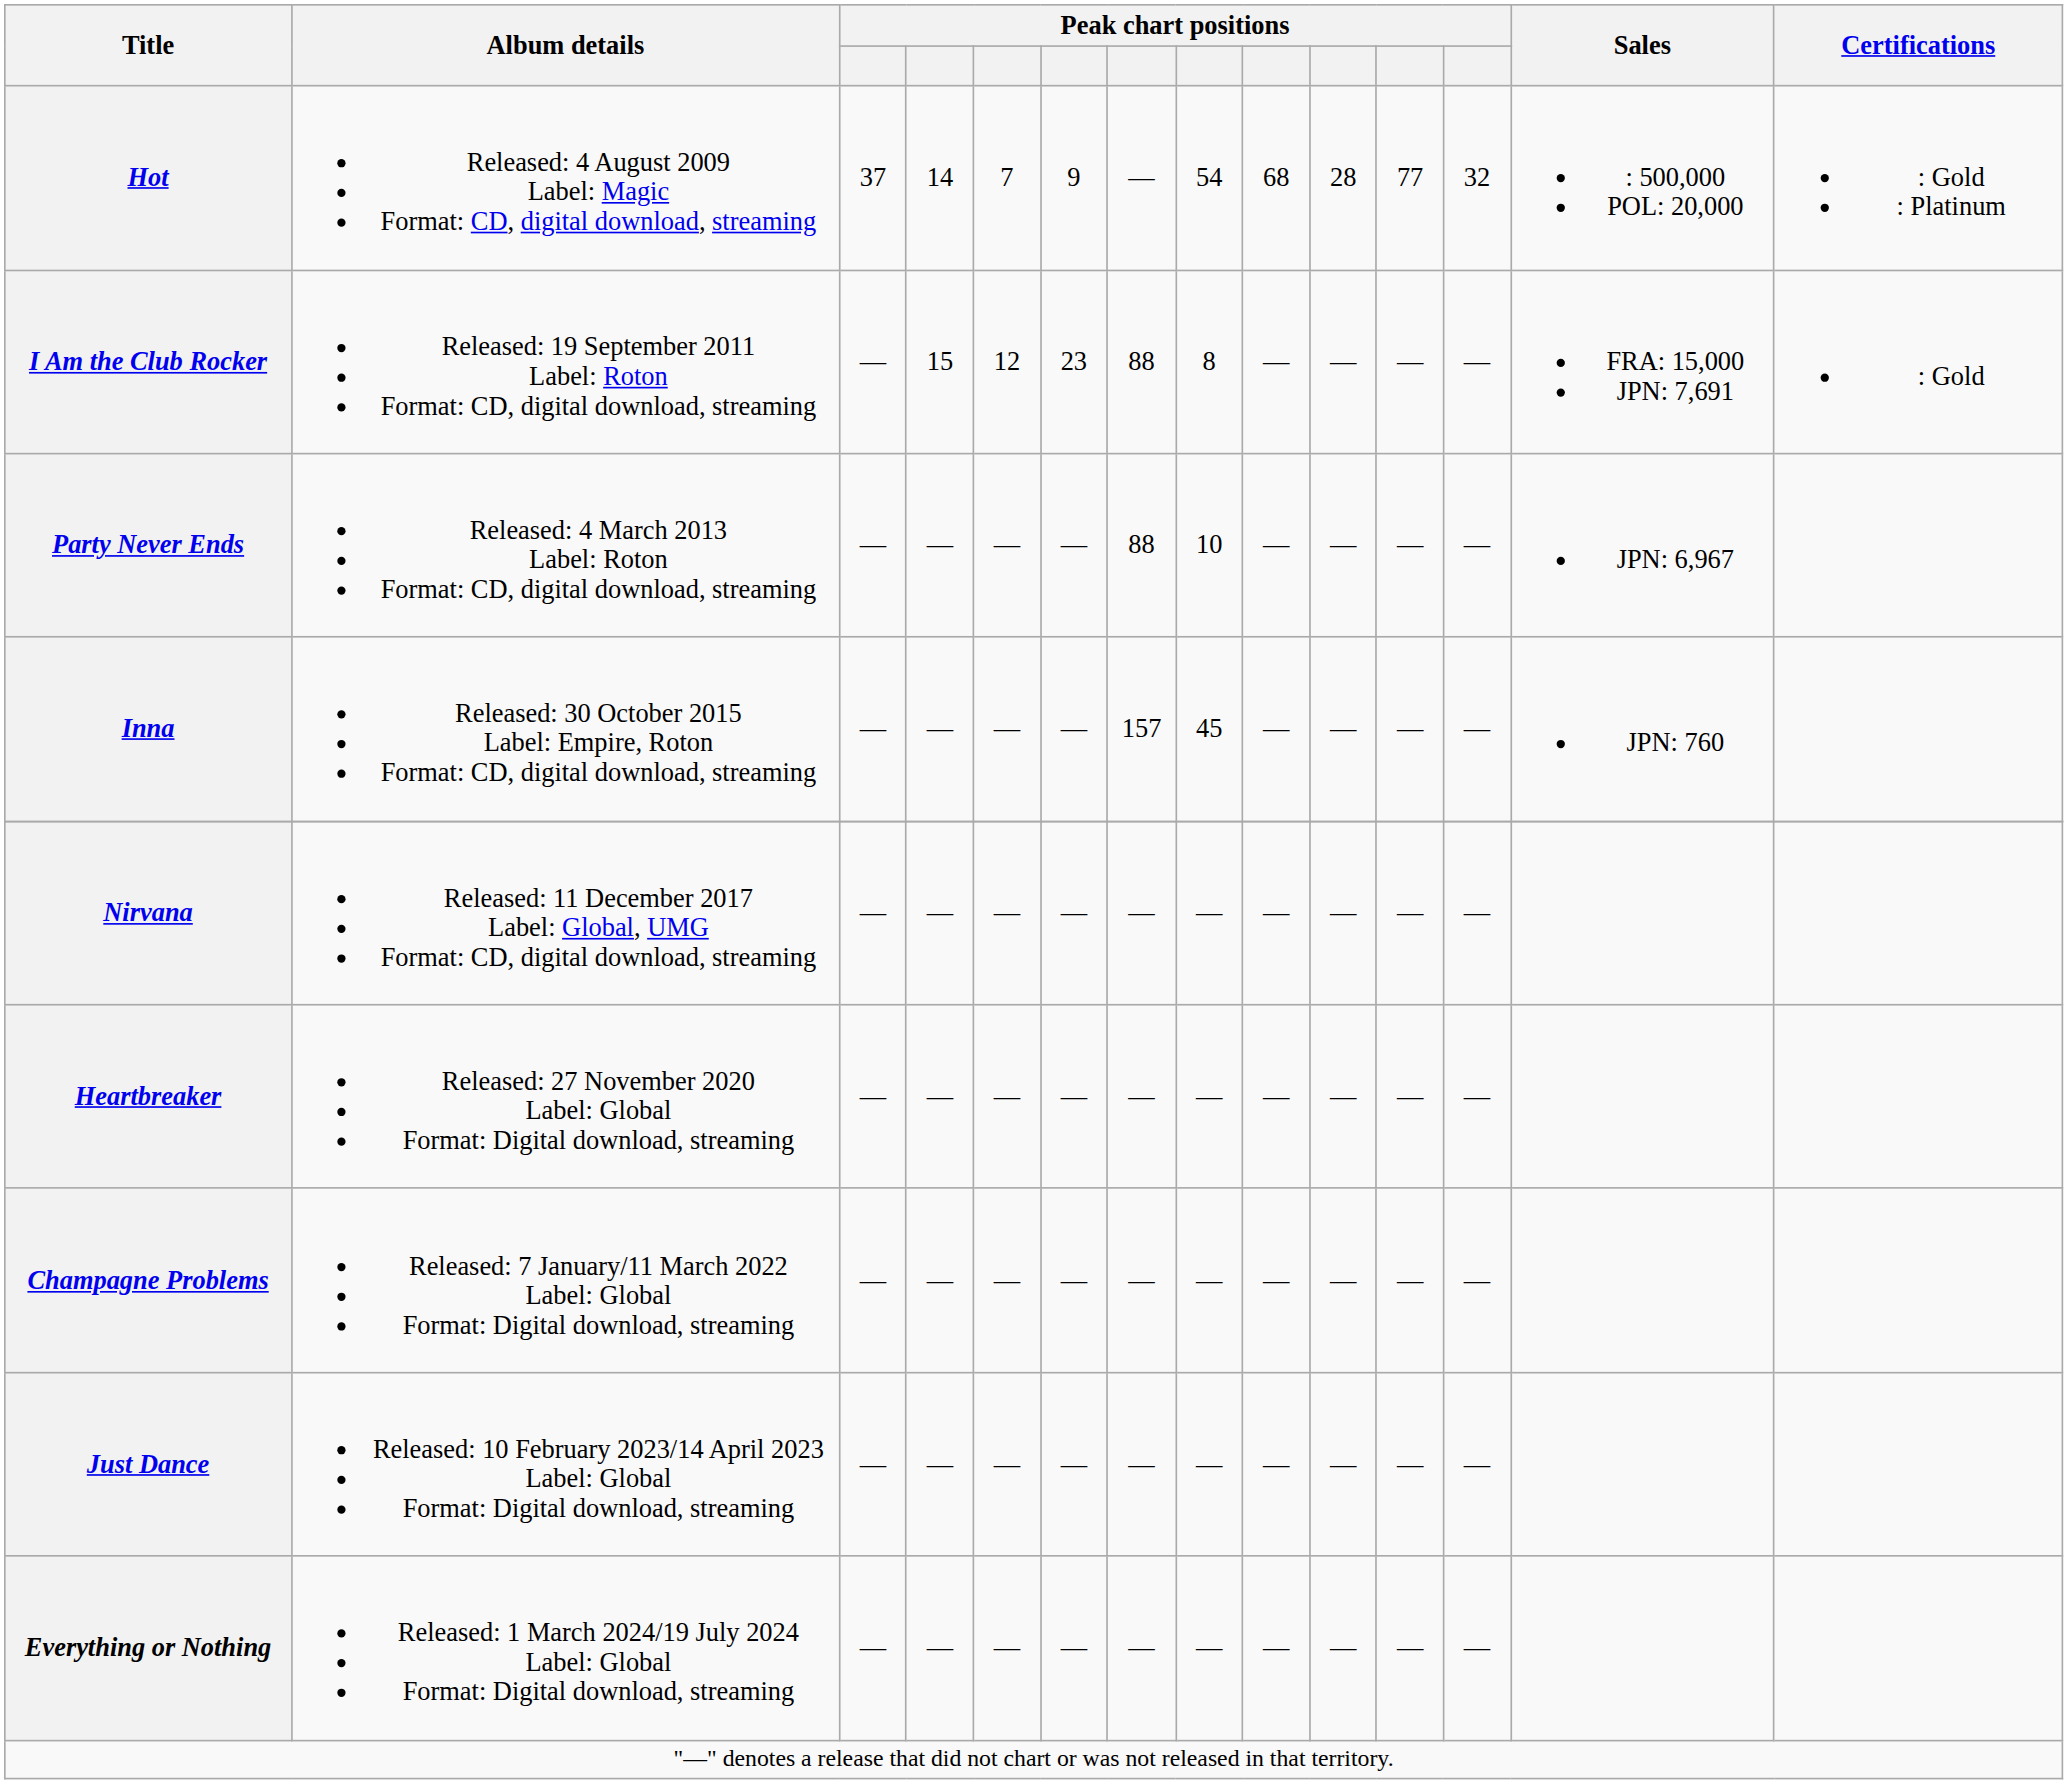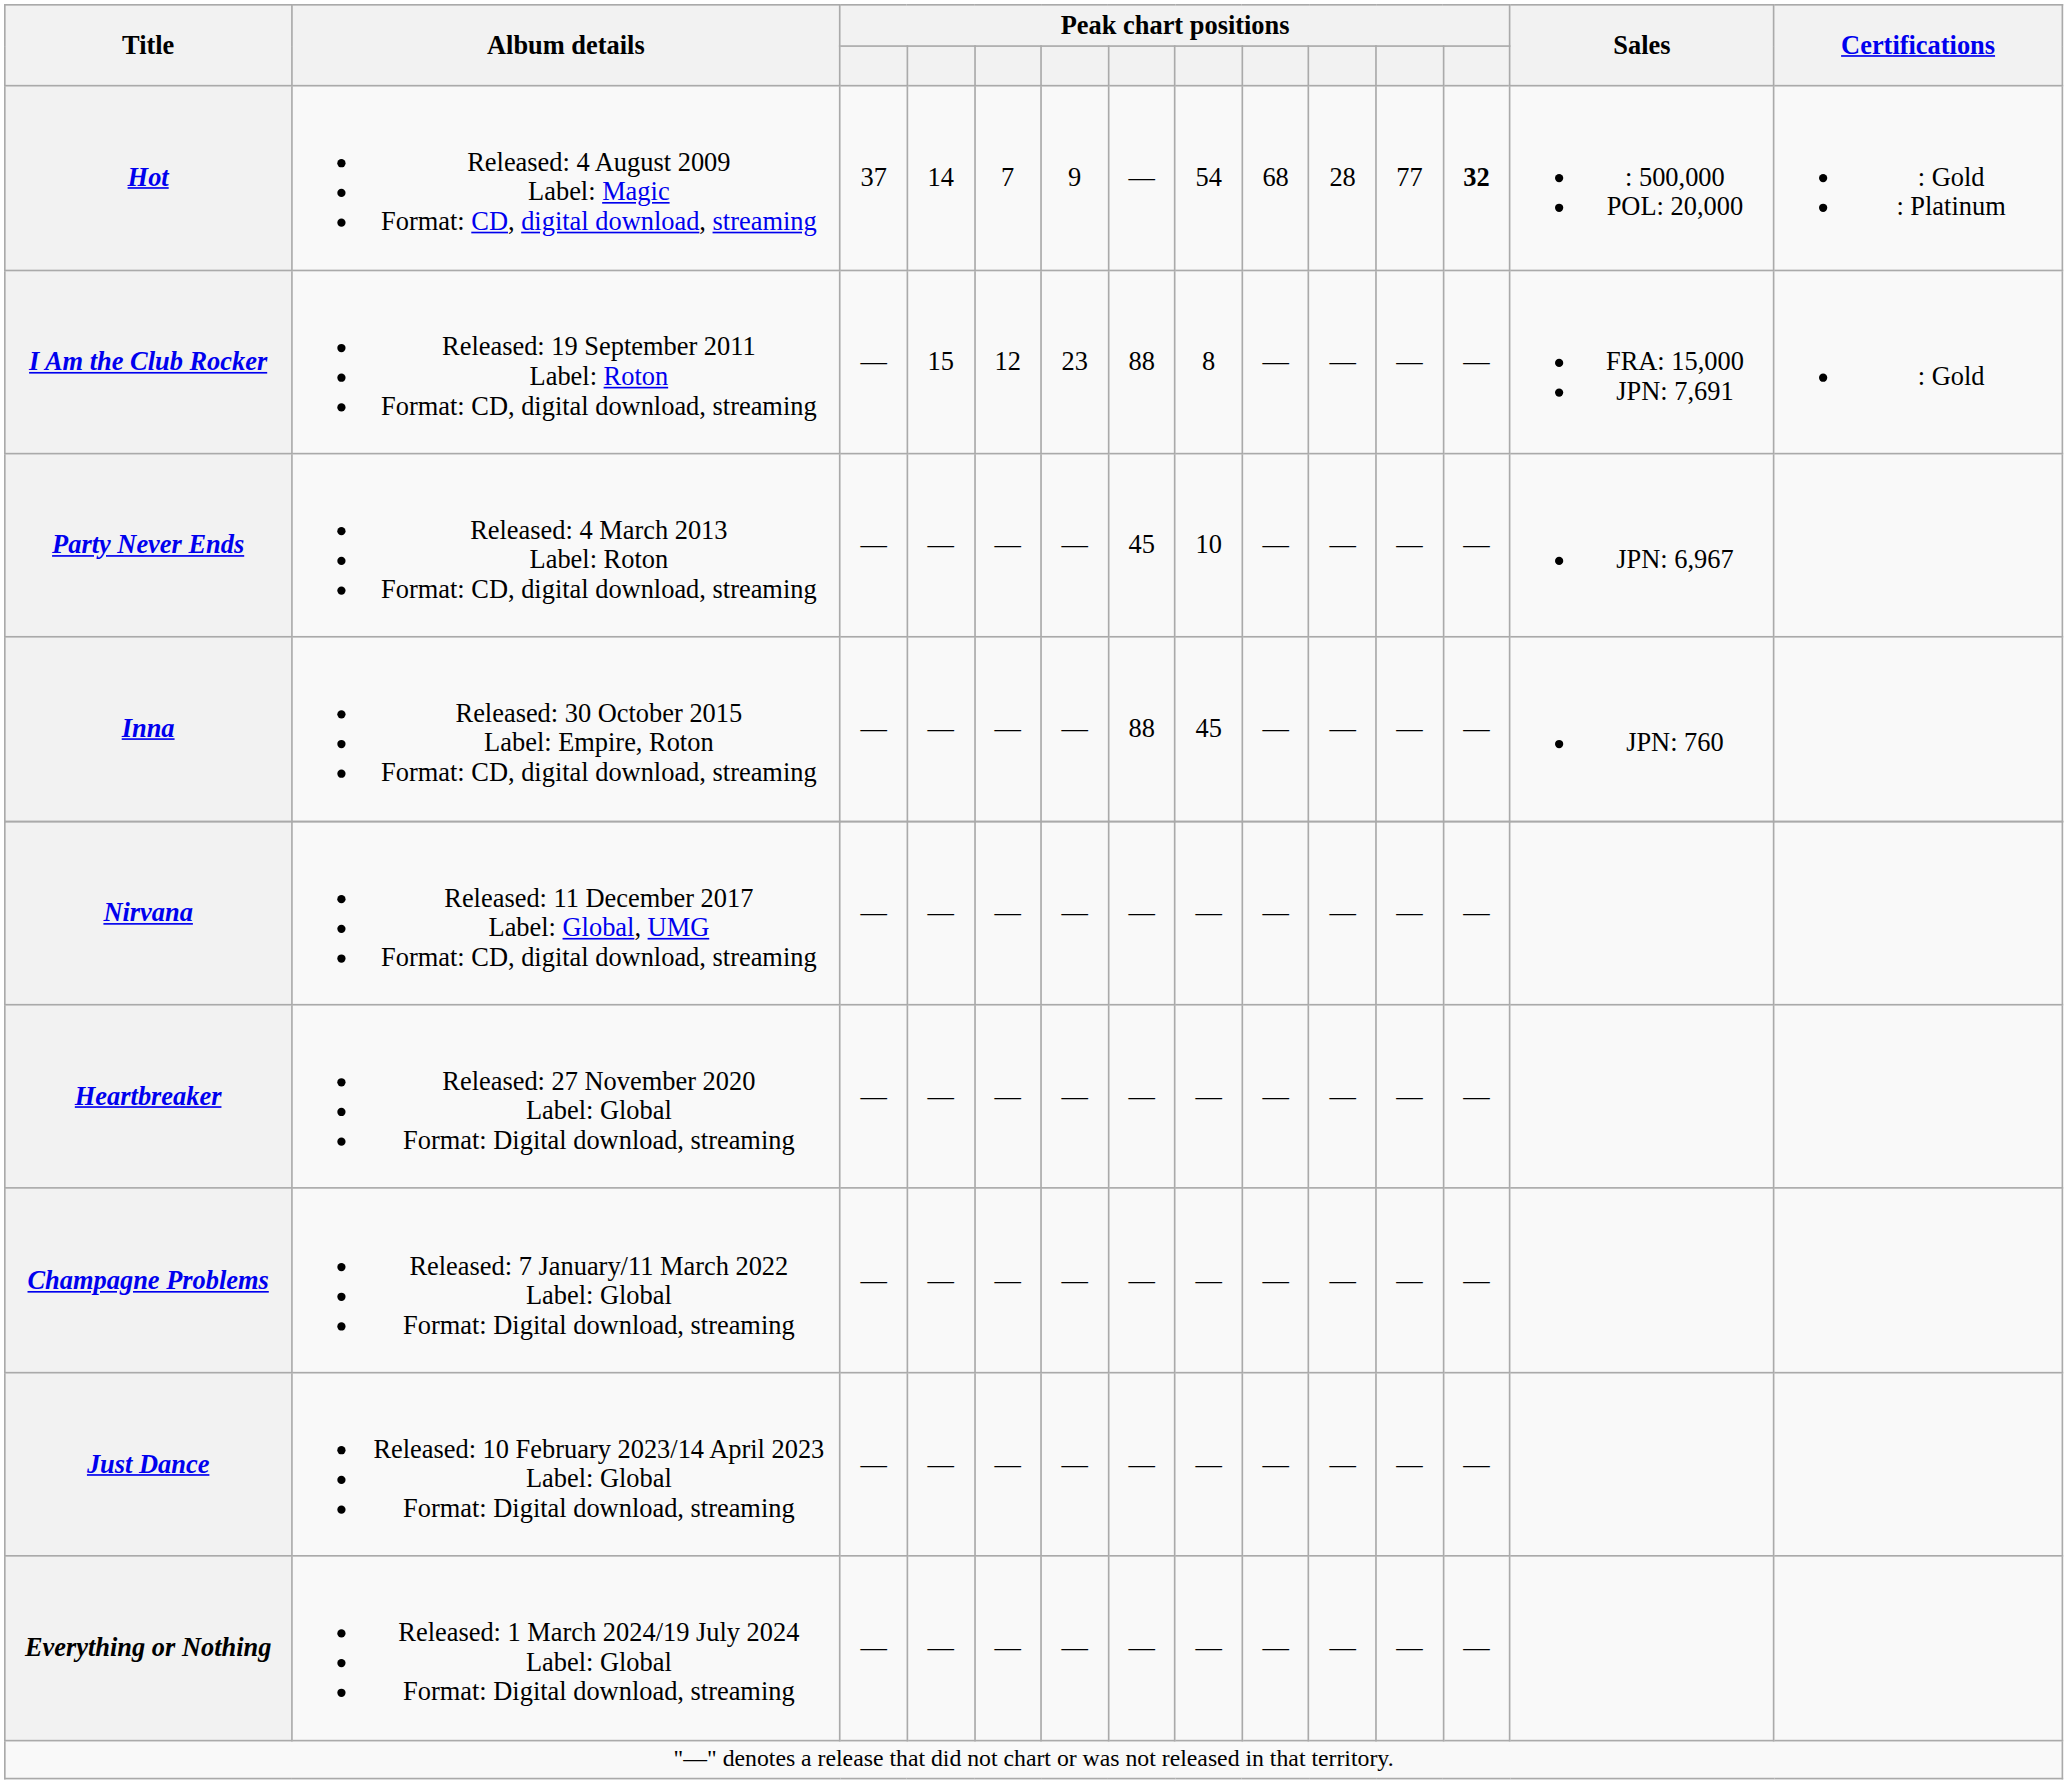(1477, 177) normal -> (1477, 177) bold
(1142, 544) 88 -> (1142, 544) 45
(1142, 728) 157 -> (1142, 728) 88
